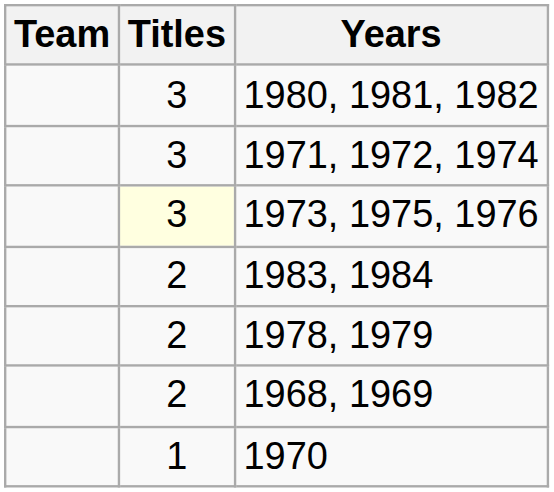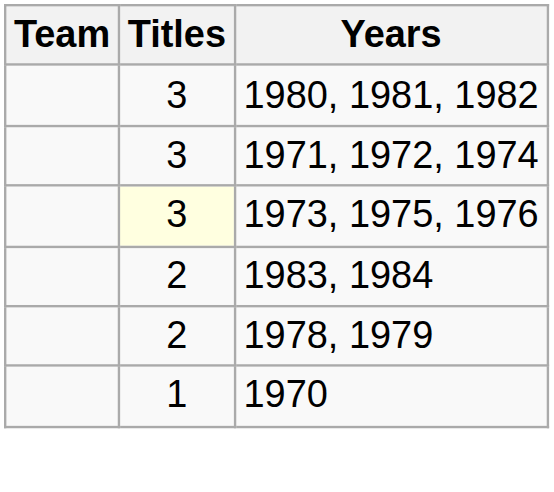- row: (338, 395)
